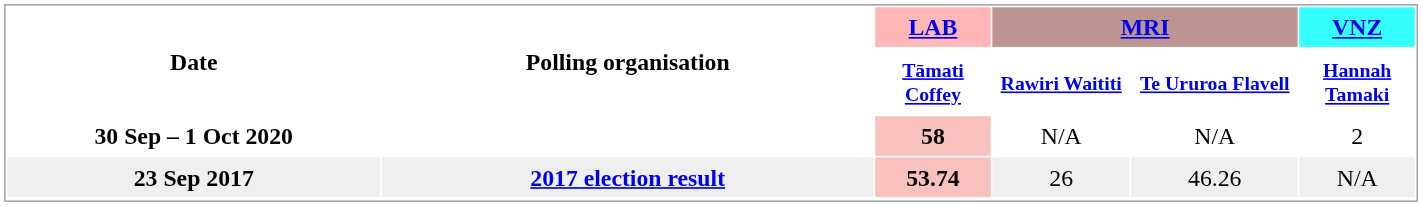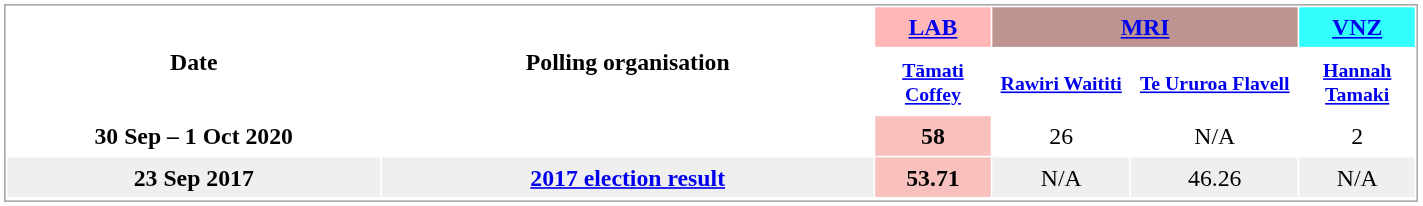(1061, 136) N/A -> (1061, 136) 26
(933, 177) 53.74 -> (933, 177) 53.71
(1061, 177) 26 -> (1061, 177) N/A
